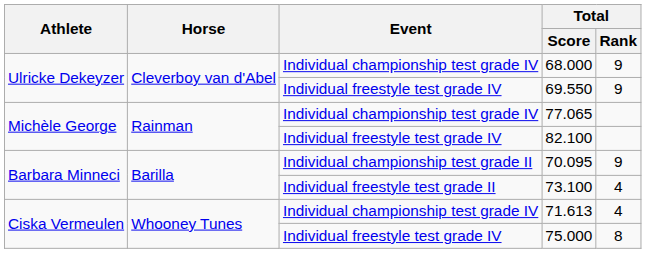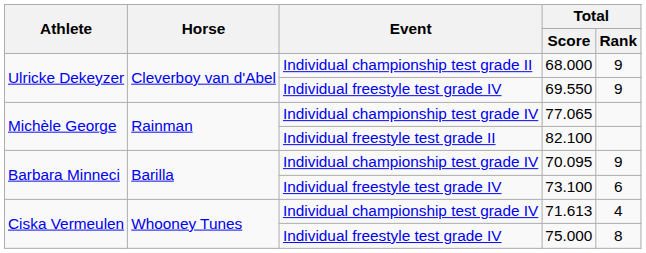(411, 65) Individual championship test grade IV -> (408, 65) Individual championship test grade II
(392, 138) Individual freestyle test grade IV -> (389, 138) Individual freestyle test grade II
(408, 162) Individual championship test grade II -> (411, 162) Individual championship test grade IV
(389, 187) Individual freestyle test grade II -> (392, 187) Individual freestyle test grade IV
(618, 187) 4 -> (618, 187) 6
